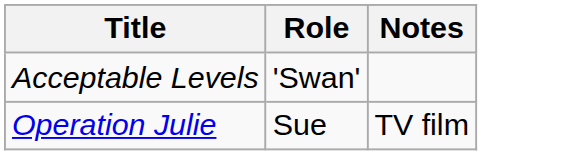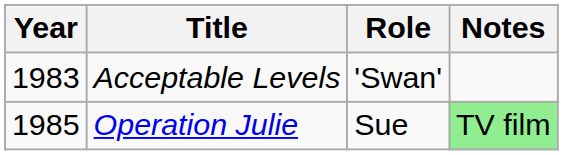+ column: (46, 28)
(422, 125) no background -> (503, 125) lightgreen background
